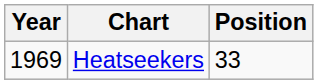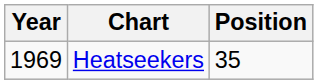(228, 60) 33 -> (228, 60) 35
